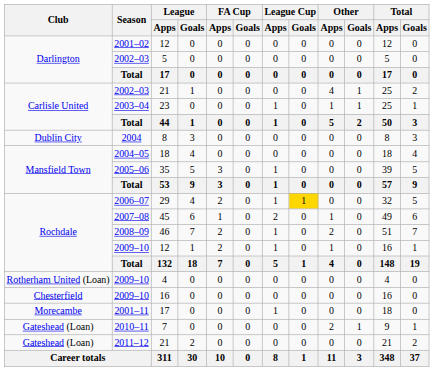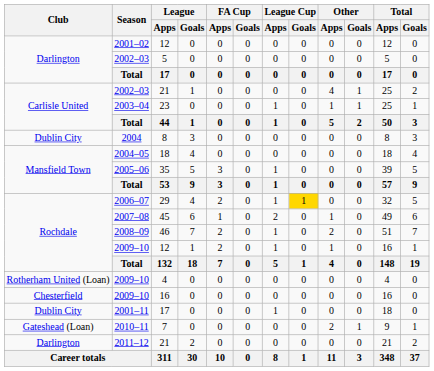(58, 311) Morecambe -> (58, 311) Dublin City
(58, 342) Gateshead (Loan) -> (58, 342) Darlington
